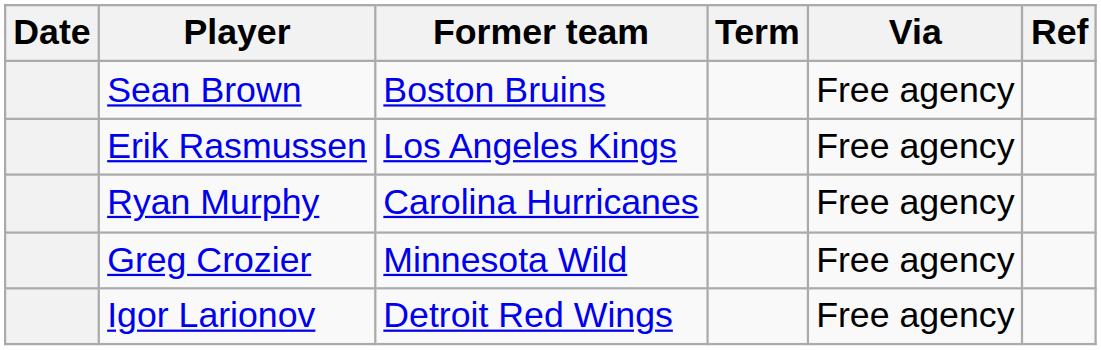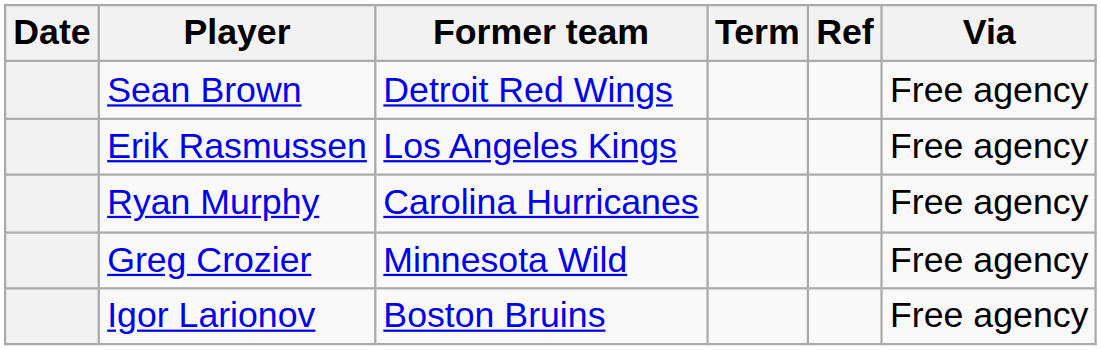columns swapped: (915, 32) <-> (1060, 32)
(494, 89) Boston Bruins -> (528, 89) Detroit Red Wings
(528, 315) Detroit Red Wings -> (494, 315) Boston Bruins
